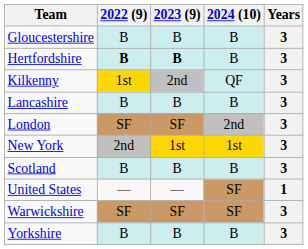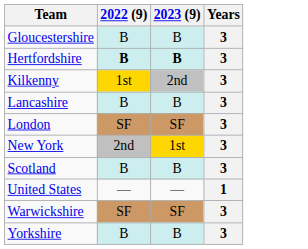- column: (234, 15)
